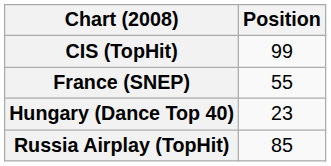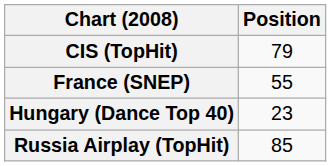(282, 51) 99 -> (282, 51) 79
